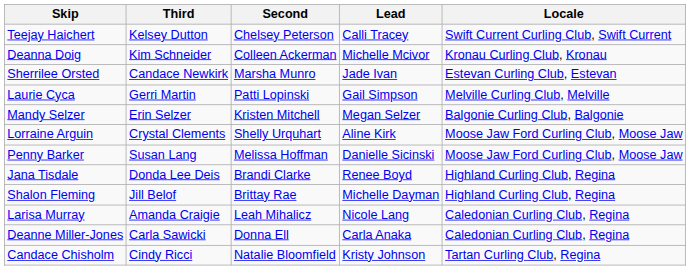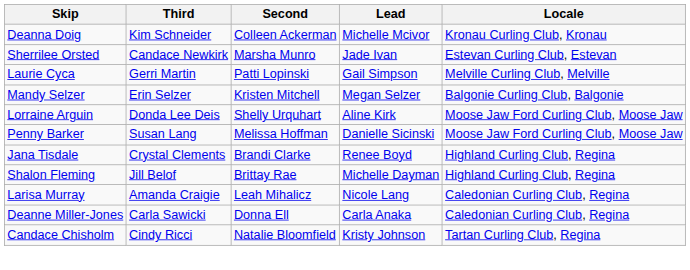- row: (51, 34)
(177, 134) Crystal Clements -> (174, 114) Donda Lee Deis
(174, 174) Donda Lee Deis -> (177, 154) Crystal Clements
